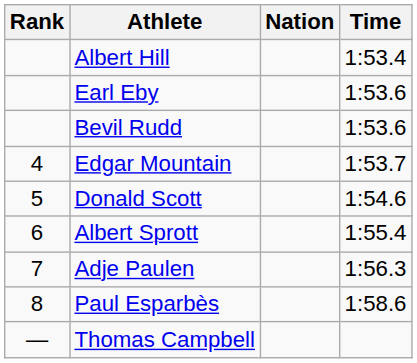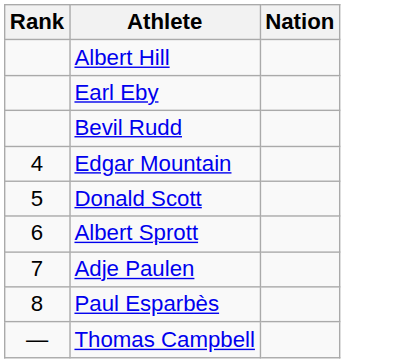- column: (376, 22)
